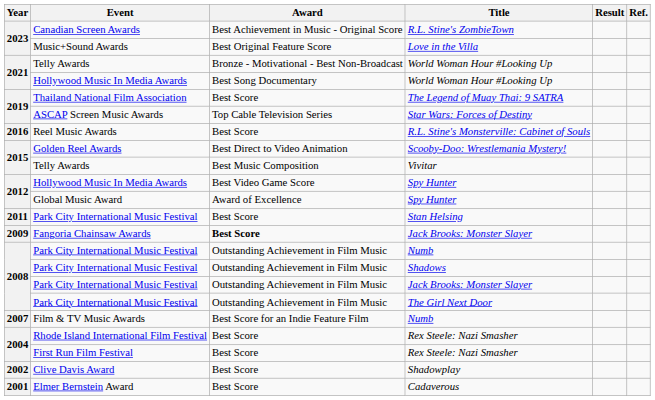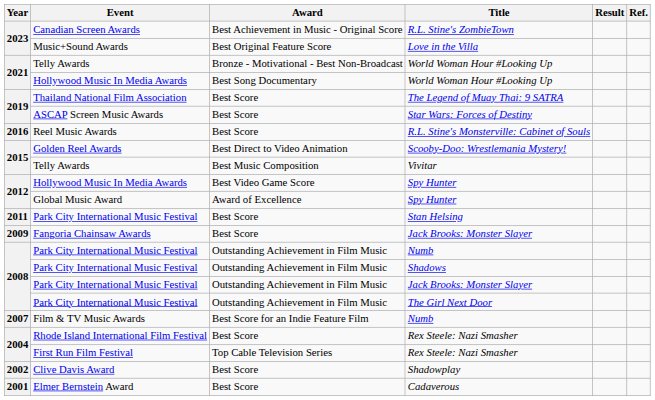(272, 115) Top Cable Television Series -> (235, 115) Best Score
(236, 234) bold -> (235, 234) normal
(235, 353) Best Score -> (272, 353) Top Cable Television Series
